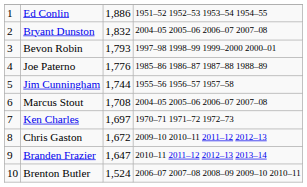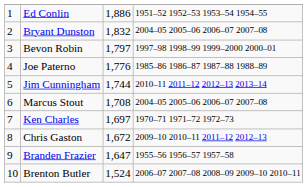(118, 48) 1,793 -> (118, 48) 1,797
(184, 84) 1955–56 1956–57 1957–58 -> (201, 84) 2010–11 2011–12 2012–13 2013–14
(201, 155) 2010–11 2011–12 2012–13 2013–14 -> (184, 155) 1955–56 1956–57 1957–58
